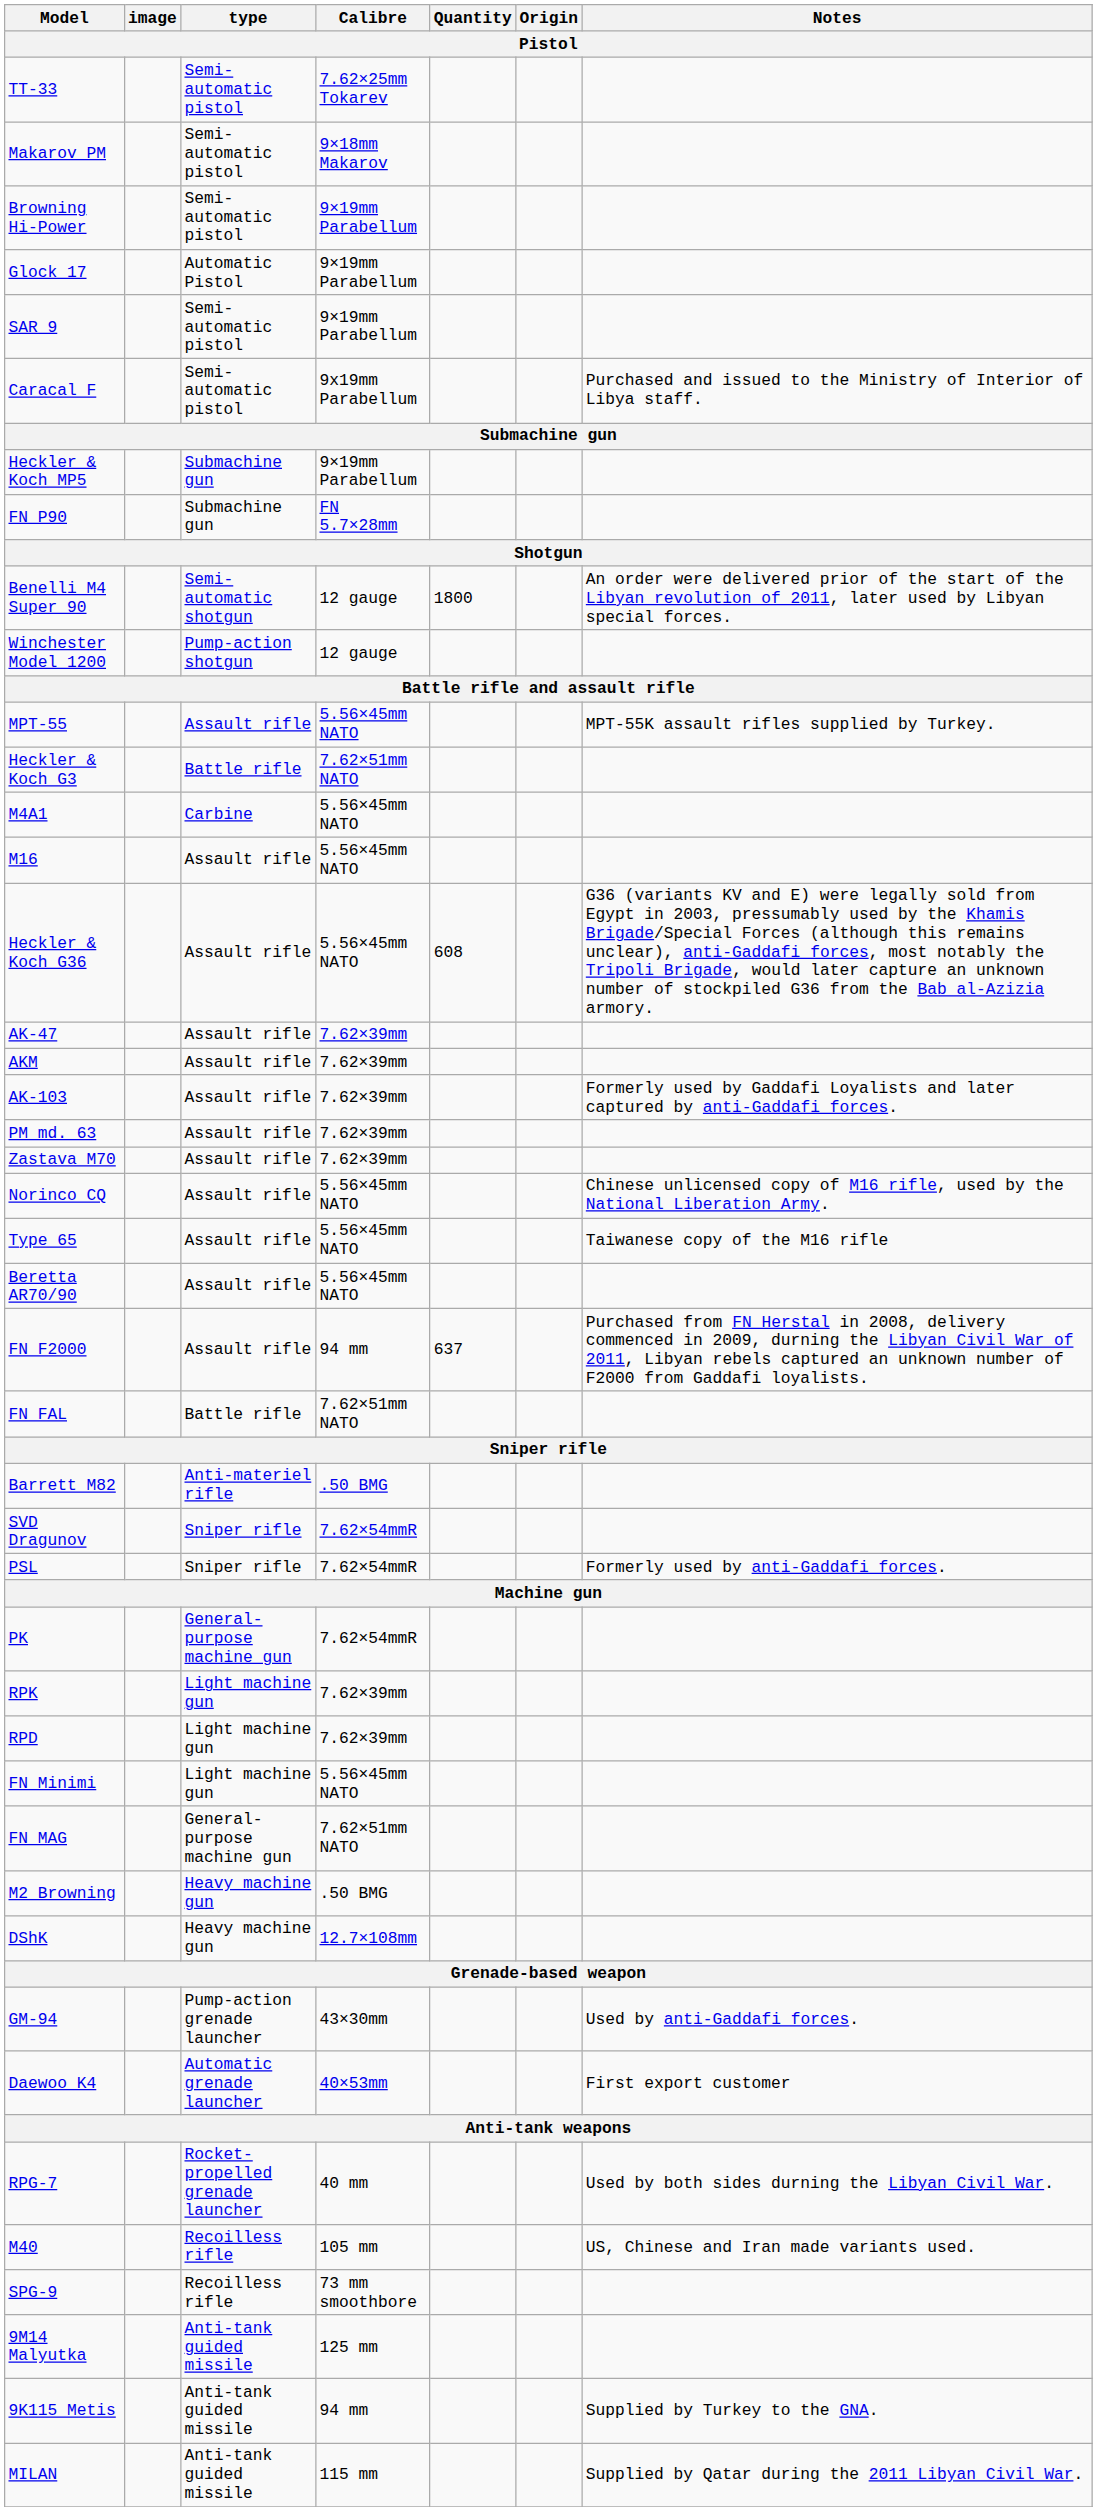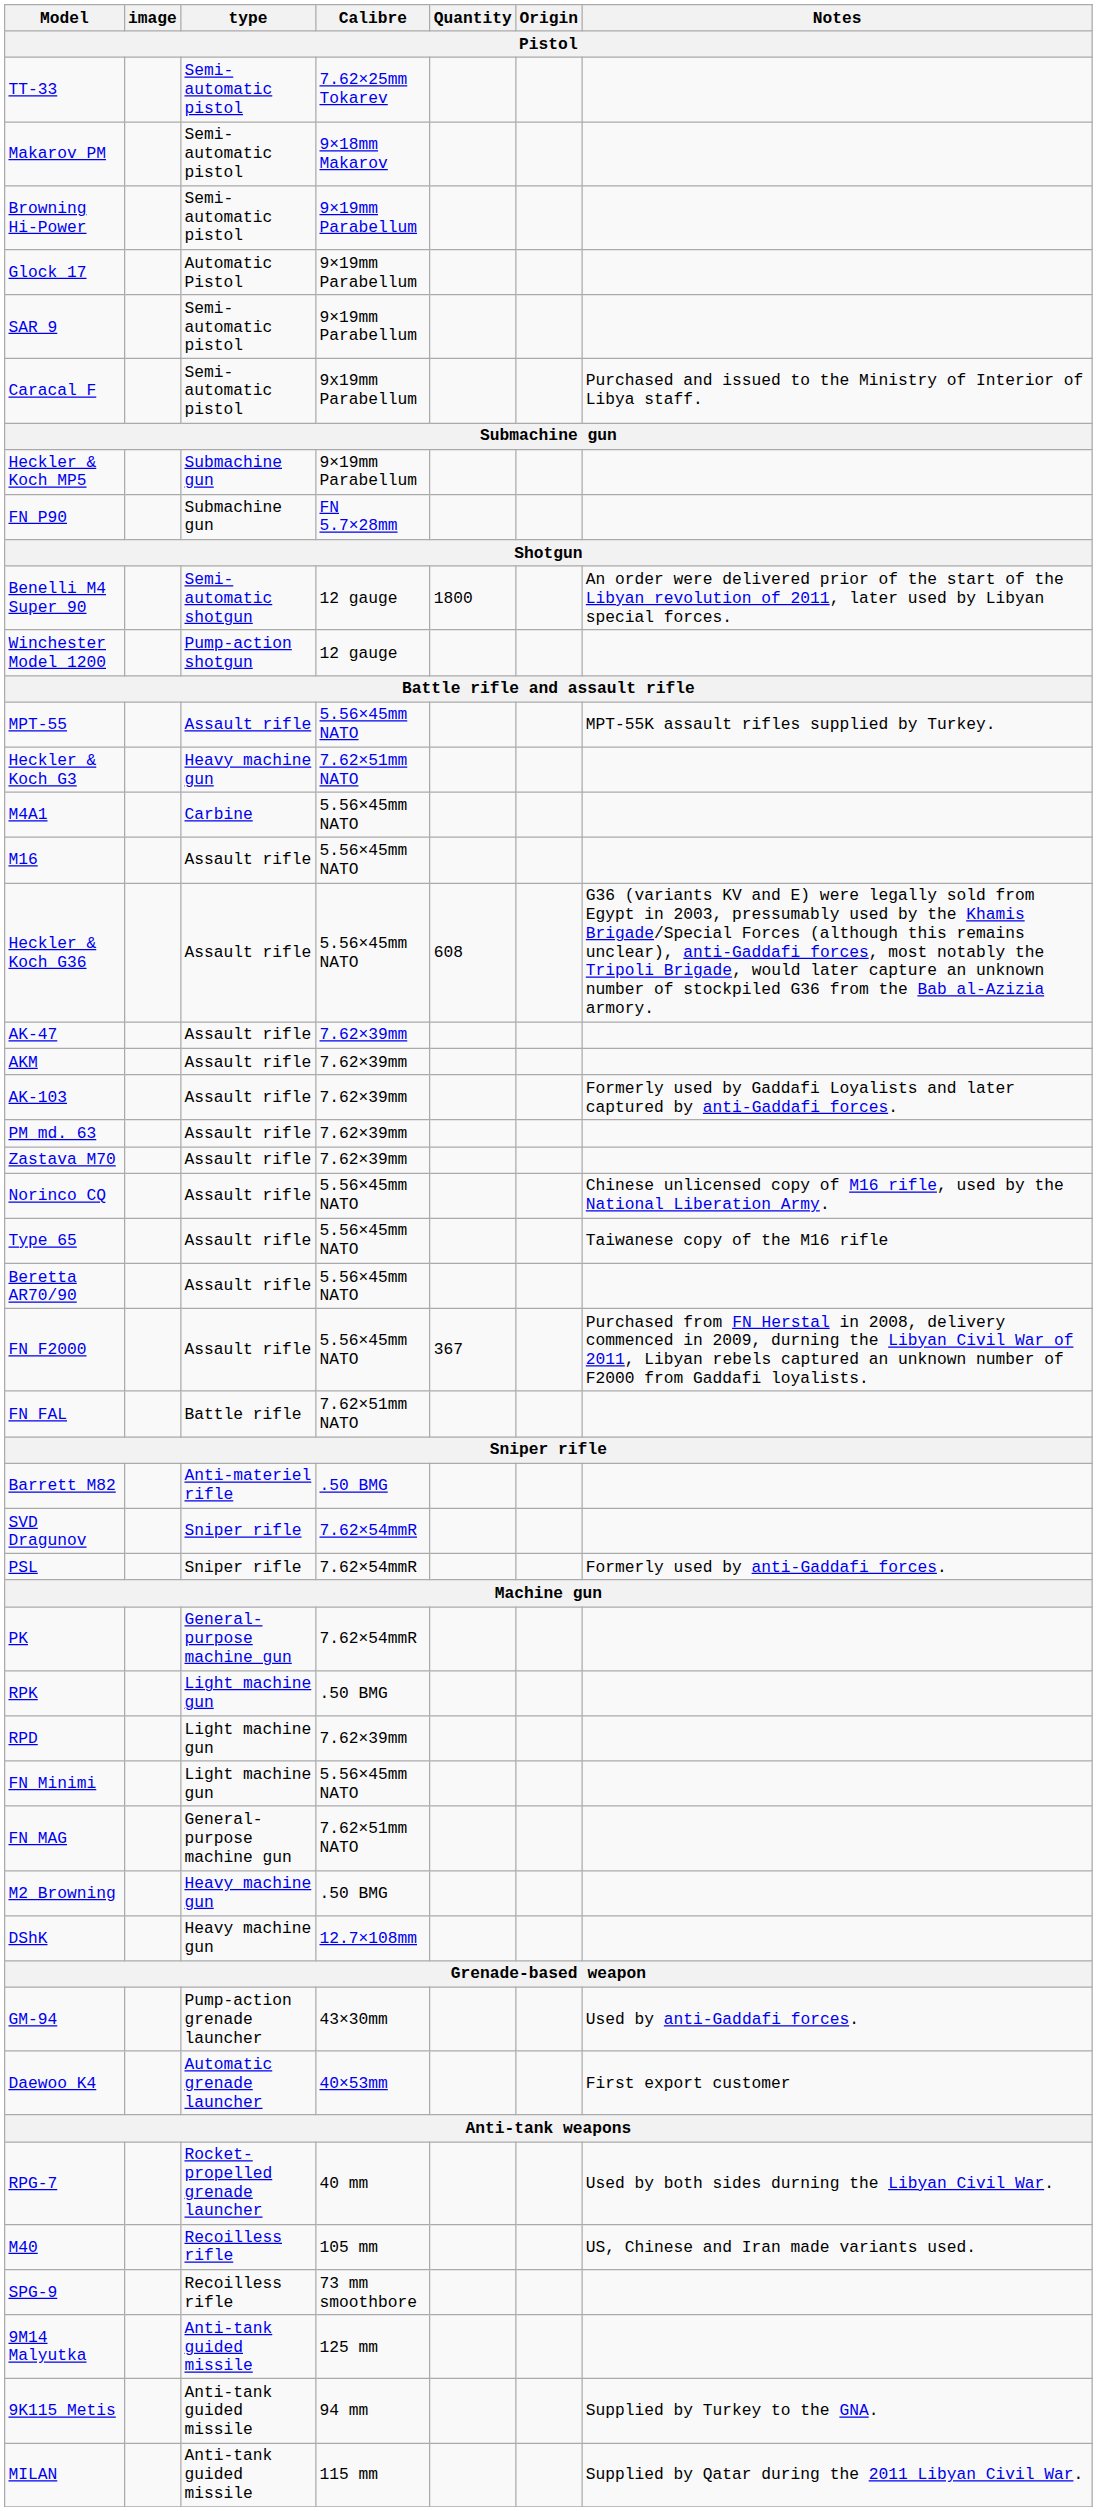(243, 770) Battle rifle -> (248, 770) Heavy machine gun
(344, 1350) 94 mm -> (363, 1350) 5.56×45mm NATO
(448, 1350) 637 -> (448, 1350) 367
(363, 1693) 7.62×39mm -> (354, 1693) .50 BMG
